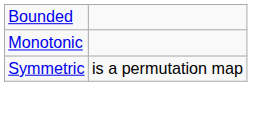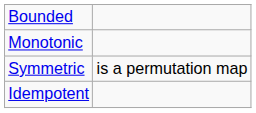+ row: (49, 94)
